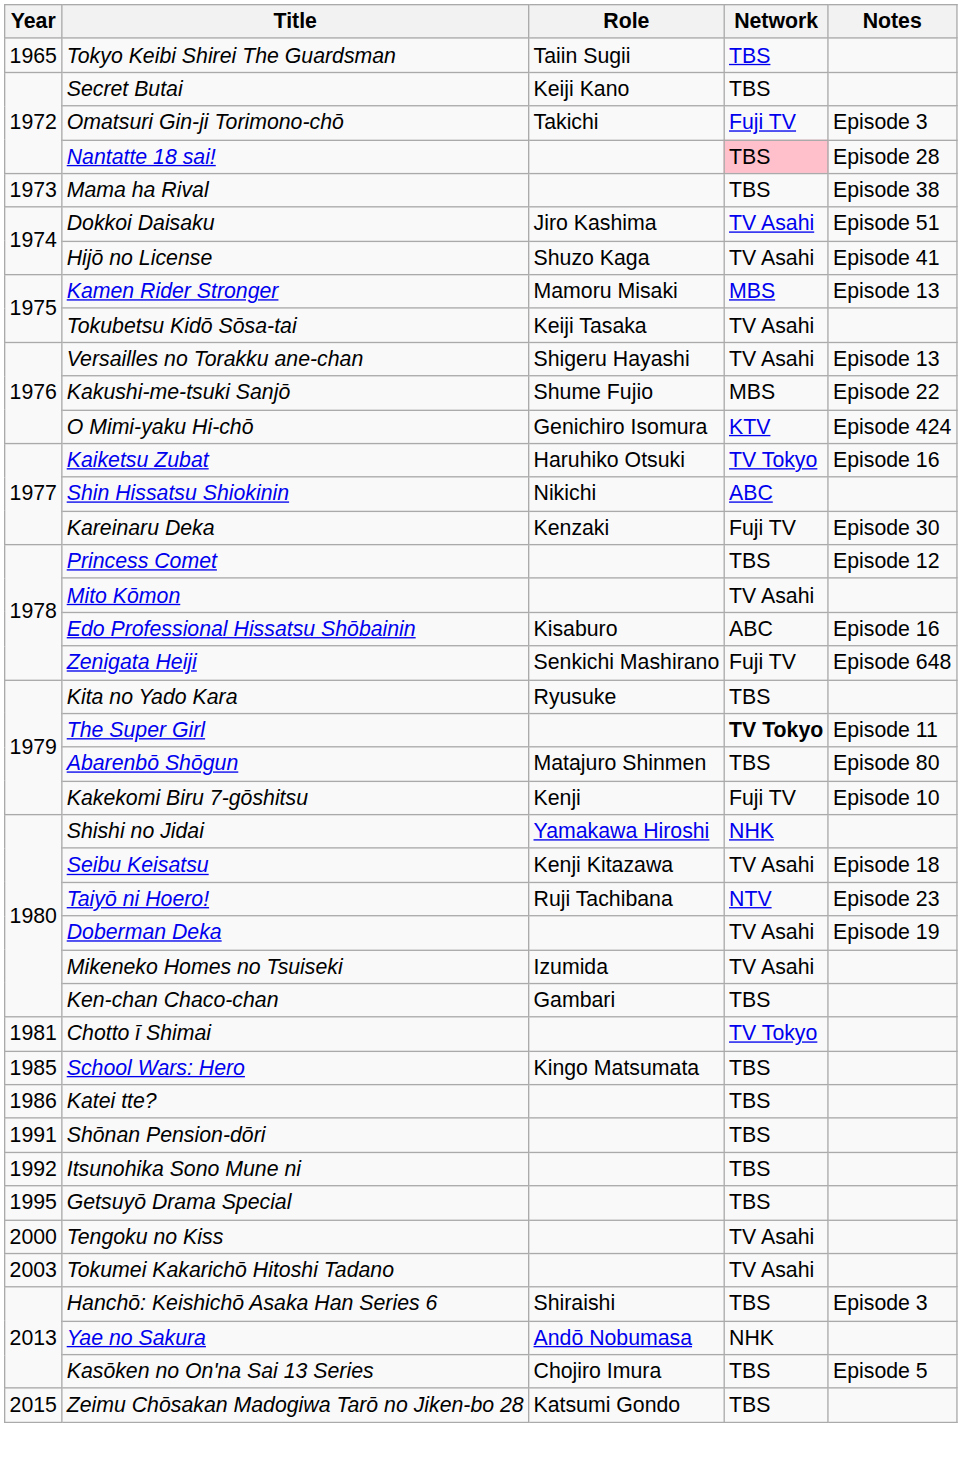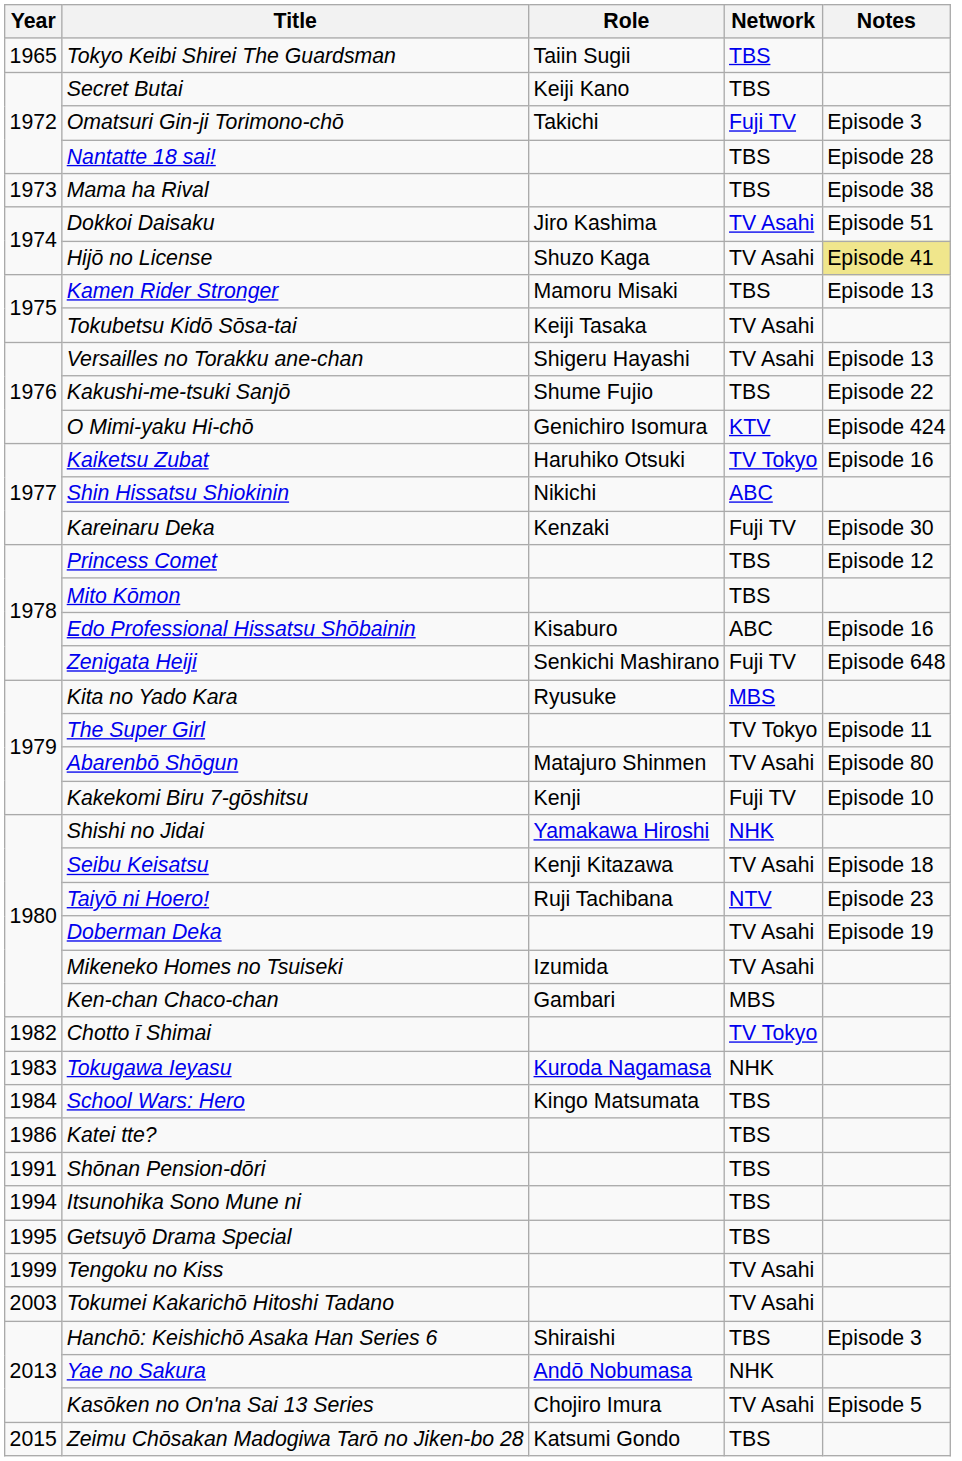(750, 156) pink background -> (750, 156) no background
(886, 257) no background -> (880, 257) khaki background
(752, 291) MBS -> (750, 291) TBS
(752, 392) MBS -> (750, 392) TBS
(772, 595) TV Asahi -> (750, 595) TBS
(750, 696) TBS -> (752, 696) MBS
(776, 730) bold -> (773, 730) normal
(750, 763) TBS -> (772, 763) TV Asahi
(750, 1000) TBS -> (752, 1000) MBS
(33, 1033) 1981 -> (33, 1033) 1982
+ row: (149, 1067)
(33, 1067) 1985 -> (33, 1101) 1984
(33, 1168) 1992 -> (33, 1202) 1994
(33, 1236) 2000 -> (33, 1270) 1999
(750, 1371) TBS -> (772, 1405) TV Asahi
